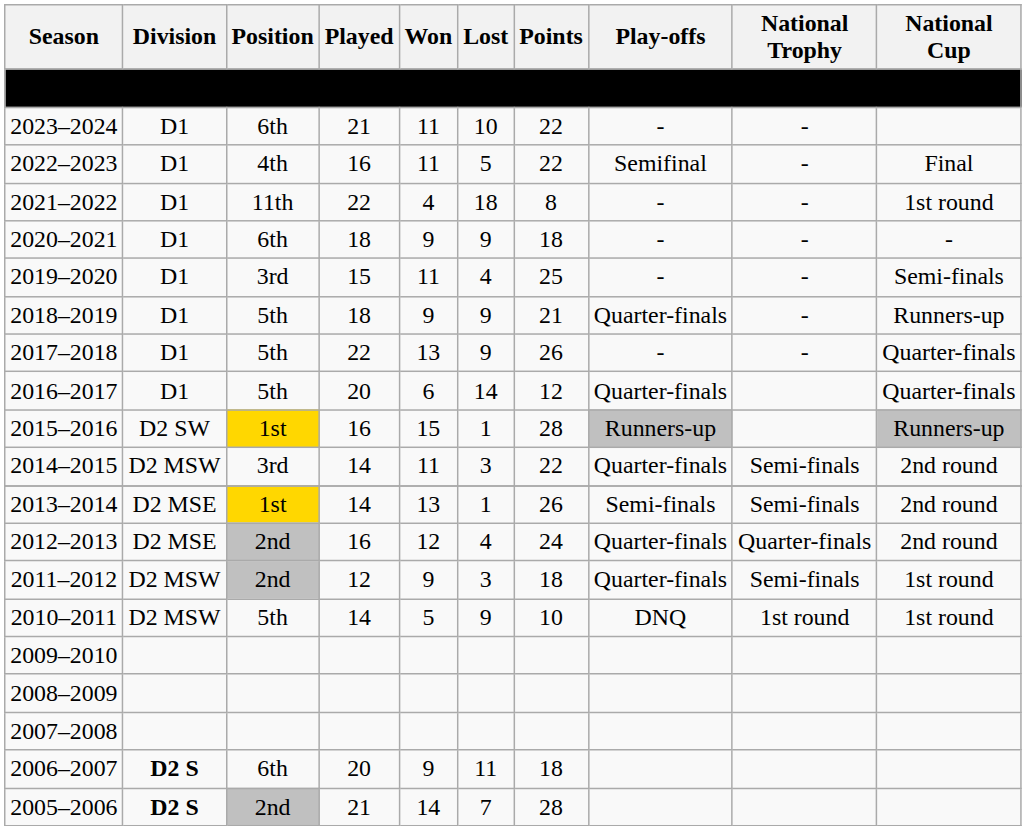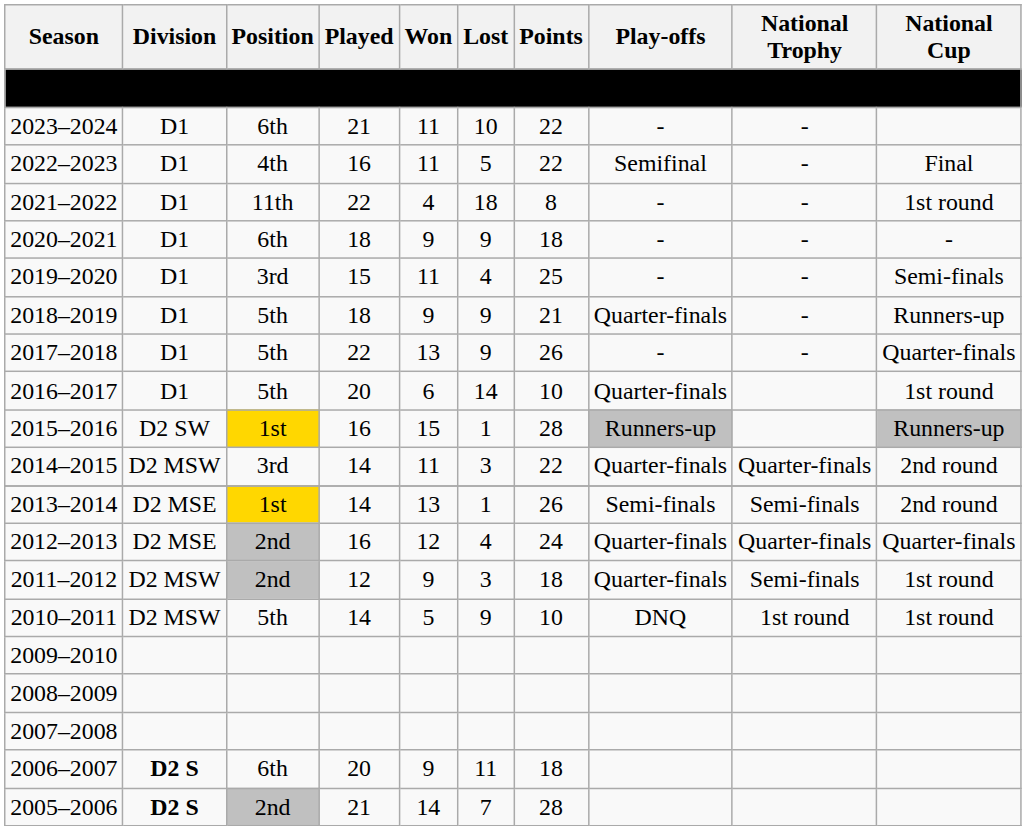(551, 390) 12 -> (551, 390) 10
(949, 390) Quarter-finals -> (949, 390) 1st round
(805, 466) Semi-finals -> (805, 466) Quarter-finals
(949, 541) 2nd round -> (949, 541) Quarter-finals
